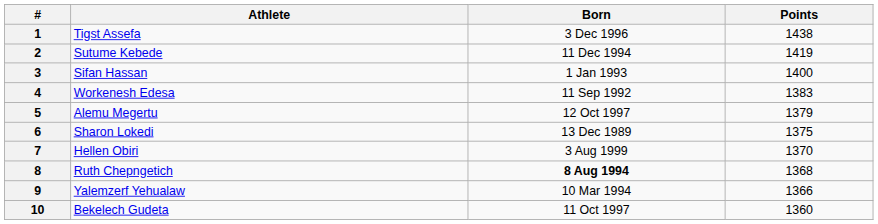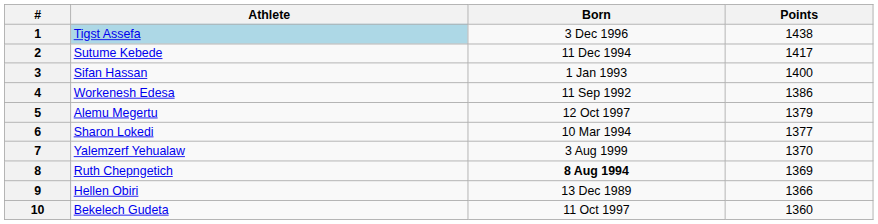(107, 34) no background -> (107, 34) lightblue background
(799, 54) 1419 -> (799, 54) 1417
(799, 93) 1383 -> (799, 93) 1386
(596, 132) 13 Dec 1989 -> (596, 132) 10 Mar 1994
(799, 132) 1375 -> (799, 132) 1377
(106, 152) Hellen Obiri -> (129, 152) Yalemzerf Yehualaw
(799, 171) 1368 -> (799, 171) 1369
(129, 191) Yalemzerf Yehualaw -> (106, 191) Hellen Obiri
(596, 191) 10 Mar 1994 -> (596, 191) 13 Dec 1989
